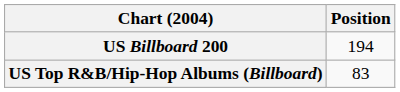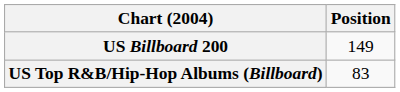(361, 45) 194 -> (361, 45) 149
